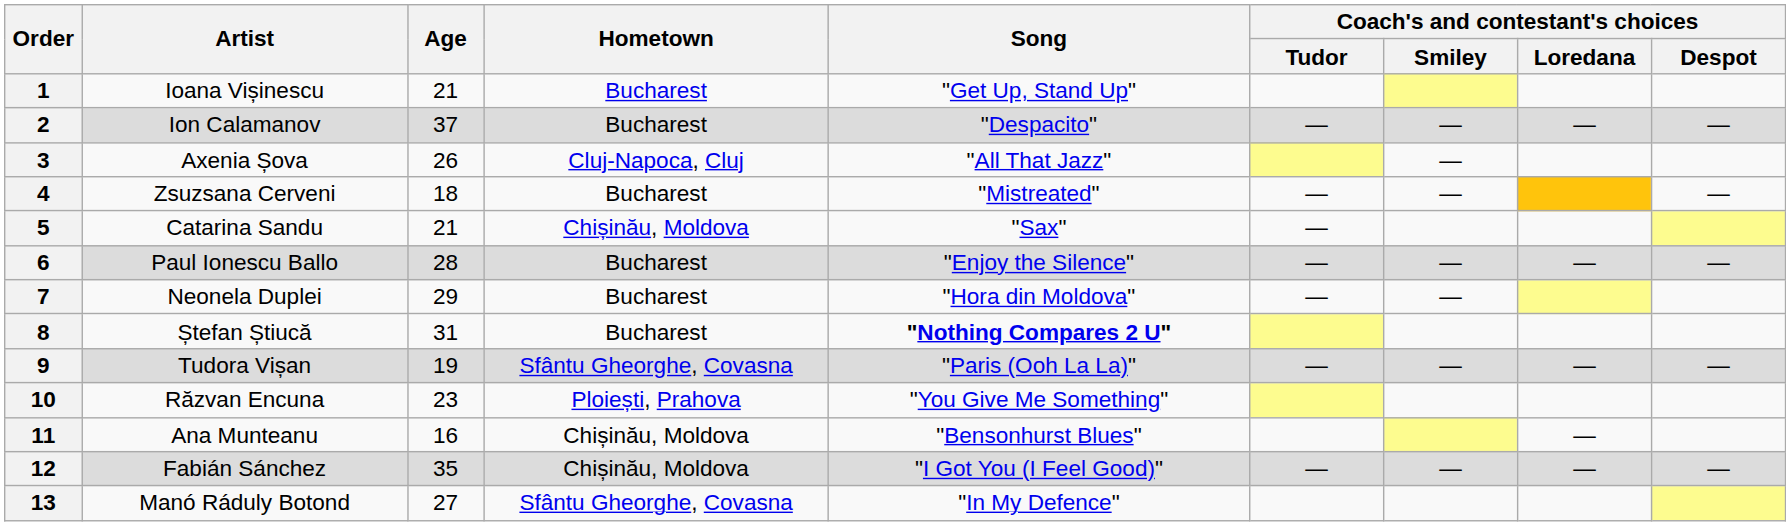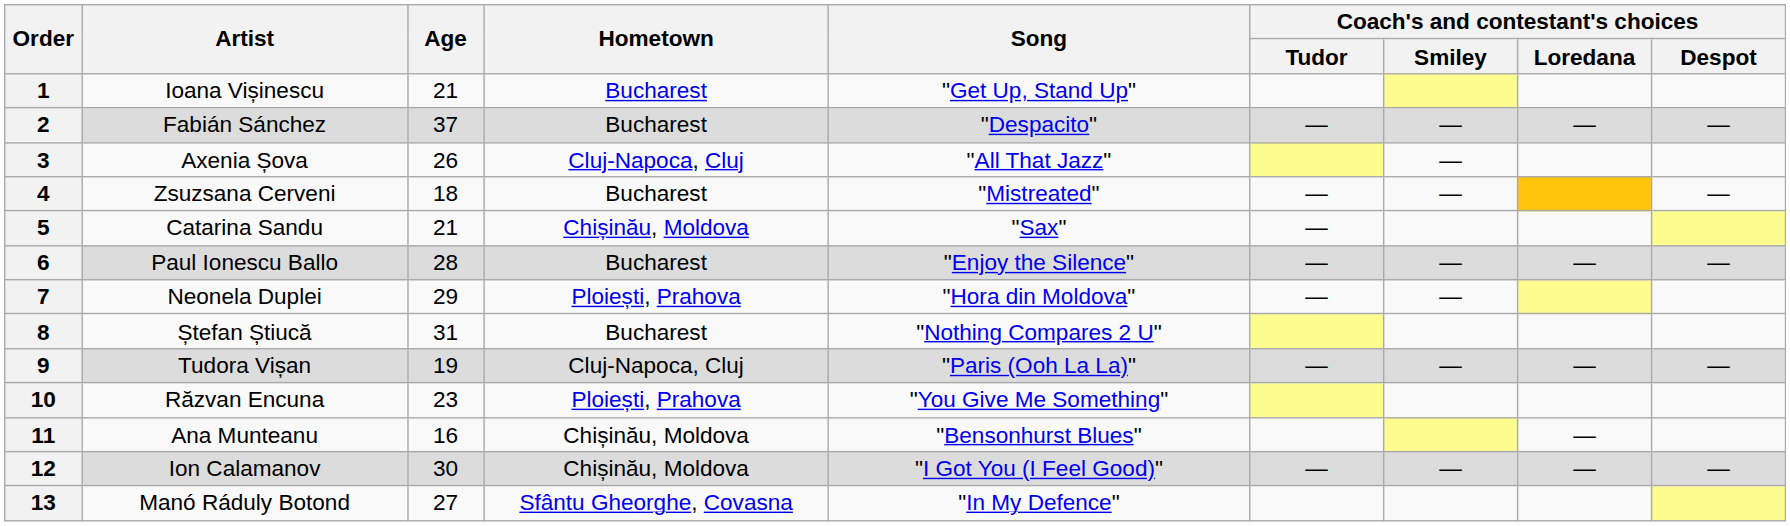(245, 125) Ion Calamanov -> (245, 125) Fabián Sánchez
(656, 297) Bucharest -> (656, 297) Ploiești, Prahova
(1039, 331) bold -> (1039, 331) normal
(656, 366) Sfântu Gheorghe, Covasna -> (656, 366) Cluj-Napoca, Cluj
(245, 469) Fabián Sánchez -> (245, 469) Ion Calamanov
(446, 469) 35 -> (446, 469) 30
